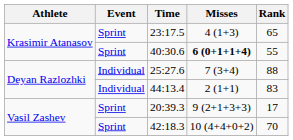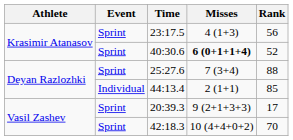(272, 33) 65 -> (272, 33) 56
(272, 51) 55 -> (272, 51) 52
(121, 70) Individual -> (112, 70) Sprint
(272, 89) 83 -> (272, 89) 85
